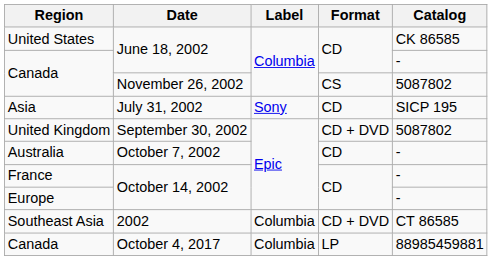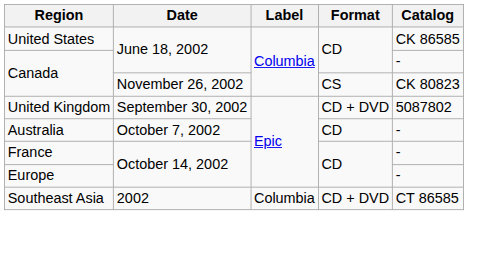(424, 84) 5087802 -> (428, 84) CK 80823
- row: (22, 107)
- row: (33, 244)
